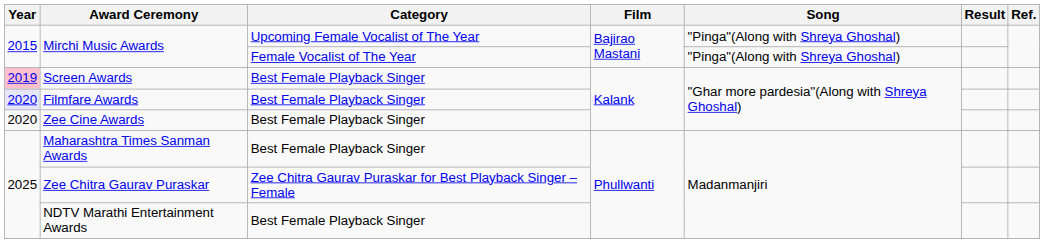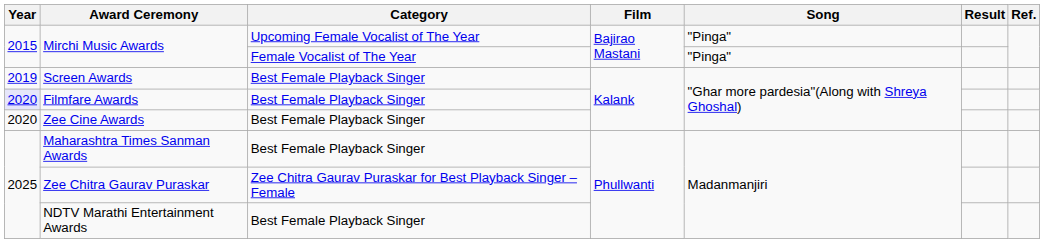(794, 36) "Pinga"(Along with Shreya Ghoshal) -> (709, 36) "Pinga"
(794, 57) "Pinga"(Along with Shreya Ghoshal) -> (709, 57) "Pinga"
(22, 78) pink background -> (22, 78) no background
